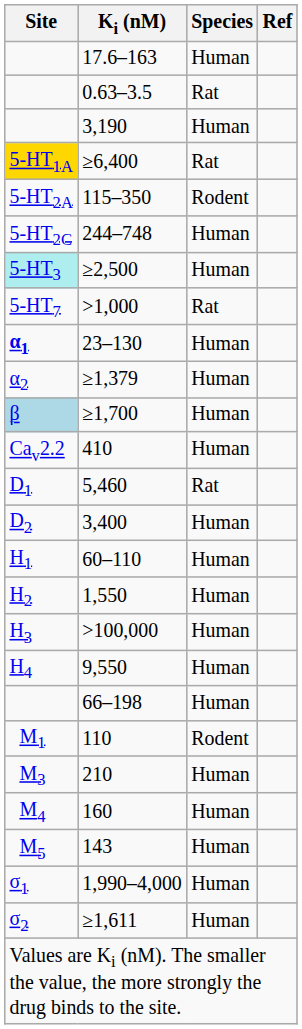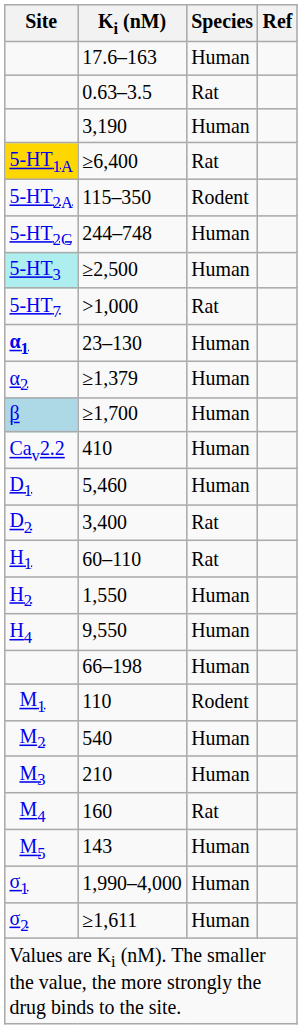(205, 485) Rat -> (221, 485) Human
(221, 522) Human -> (205, 522) Rat
(221, 558) Human -> (205, 558) Rat
- row: (120, 631)
+ row: (97, 738)
(221, 810) Human -> (205, 810) Rat
